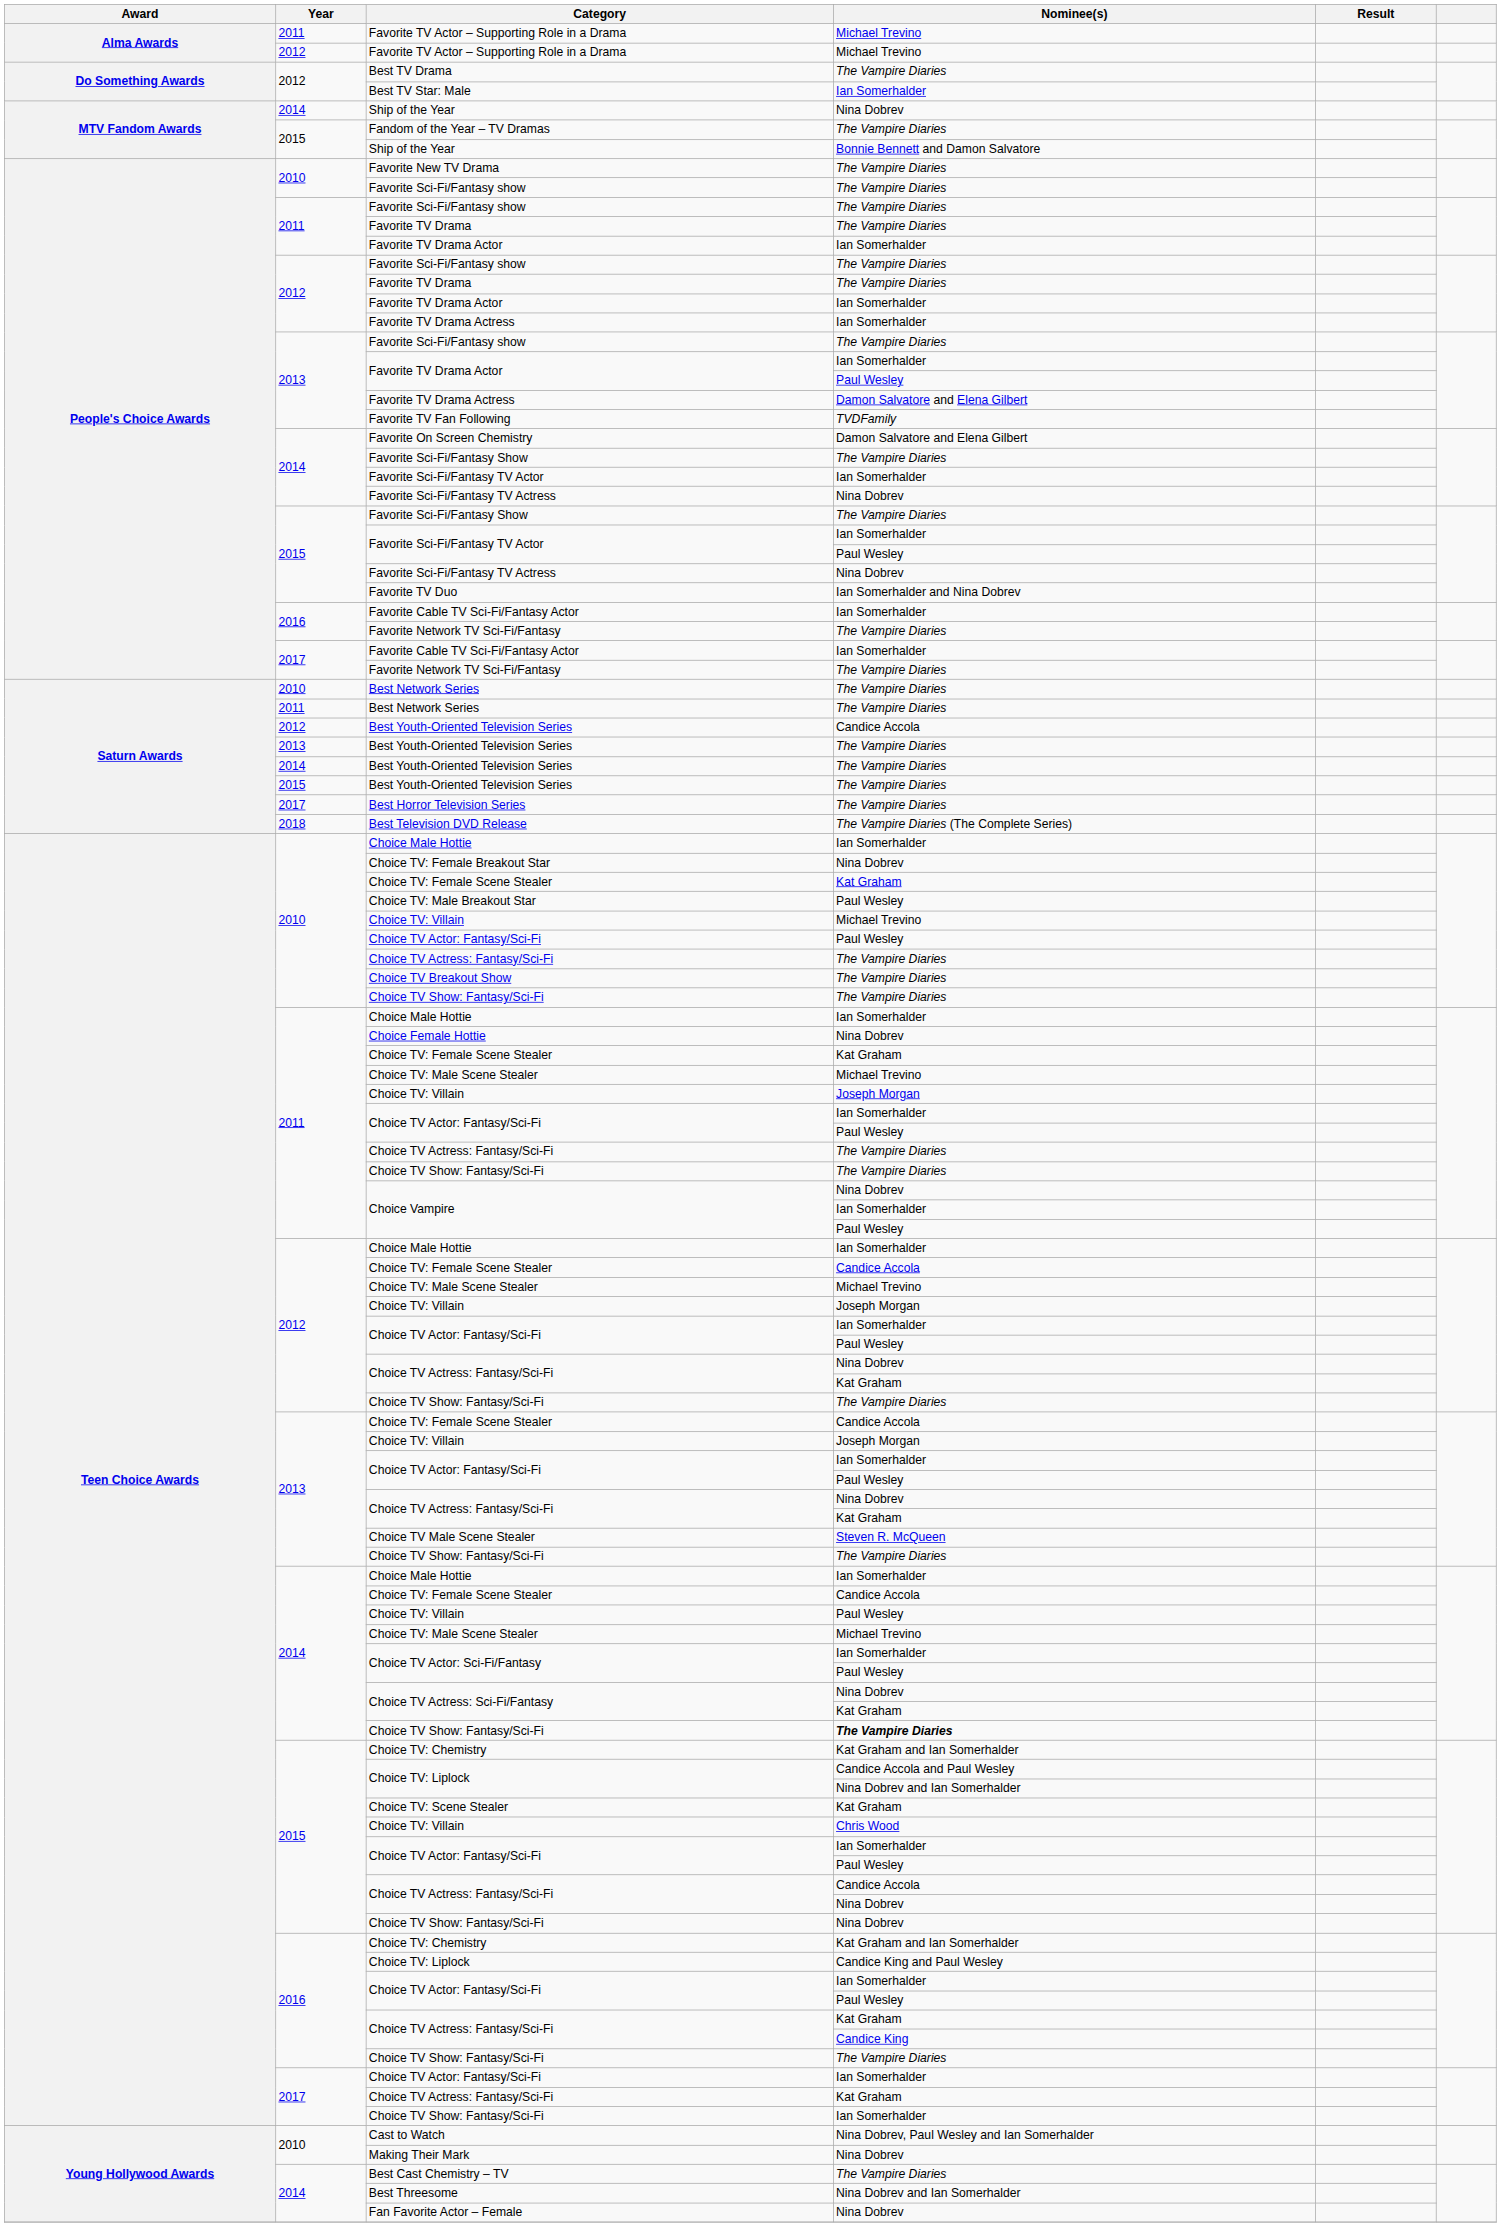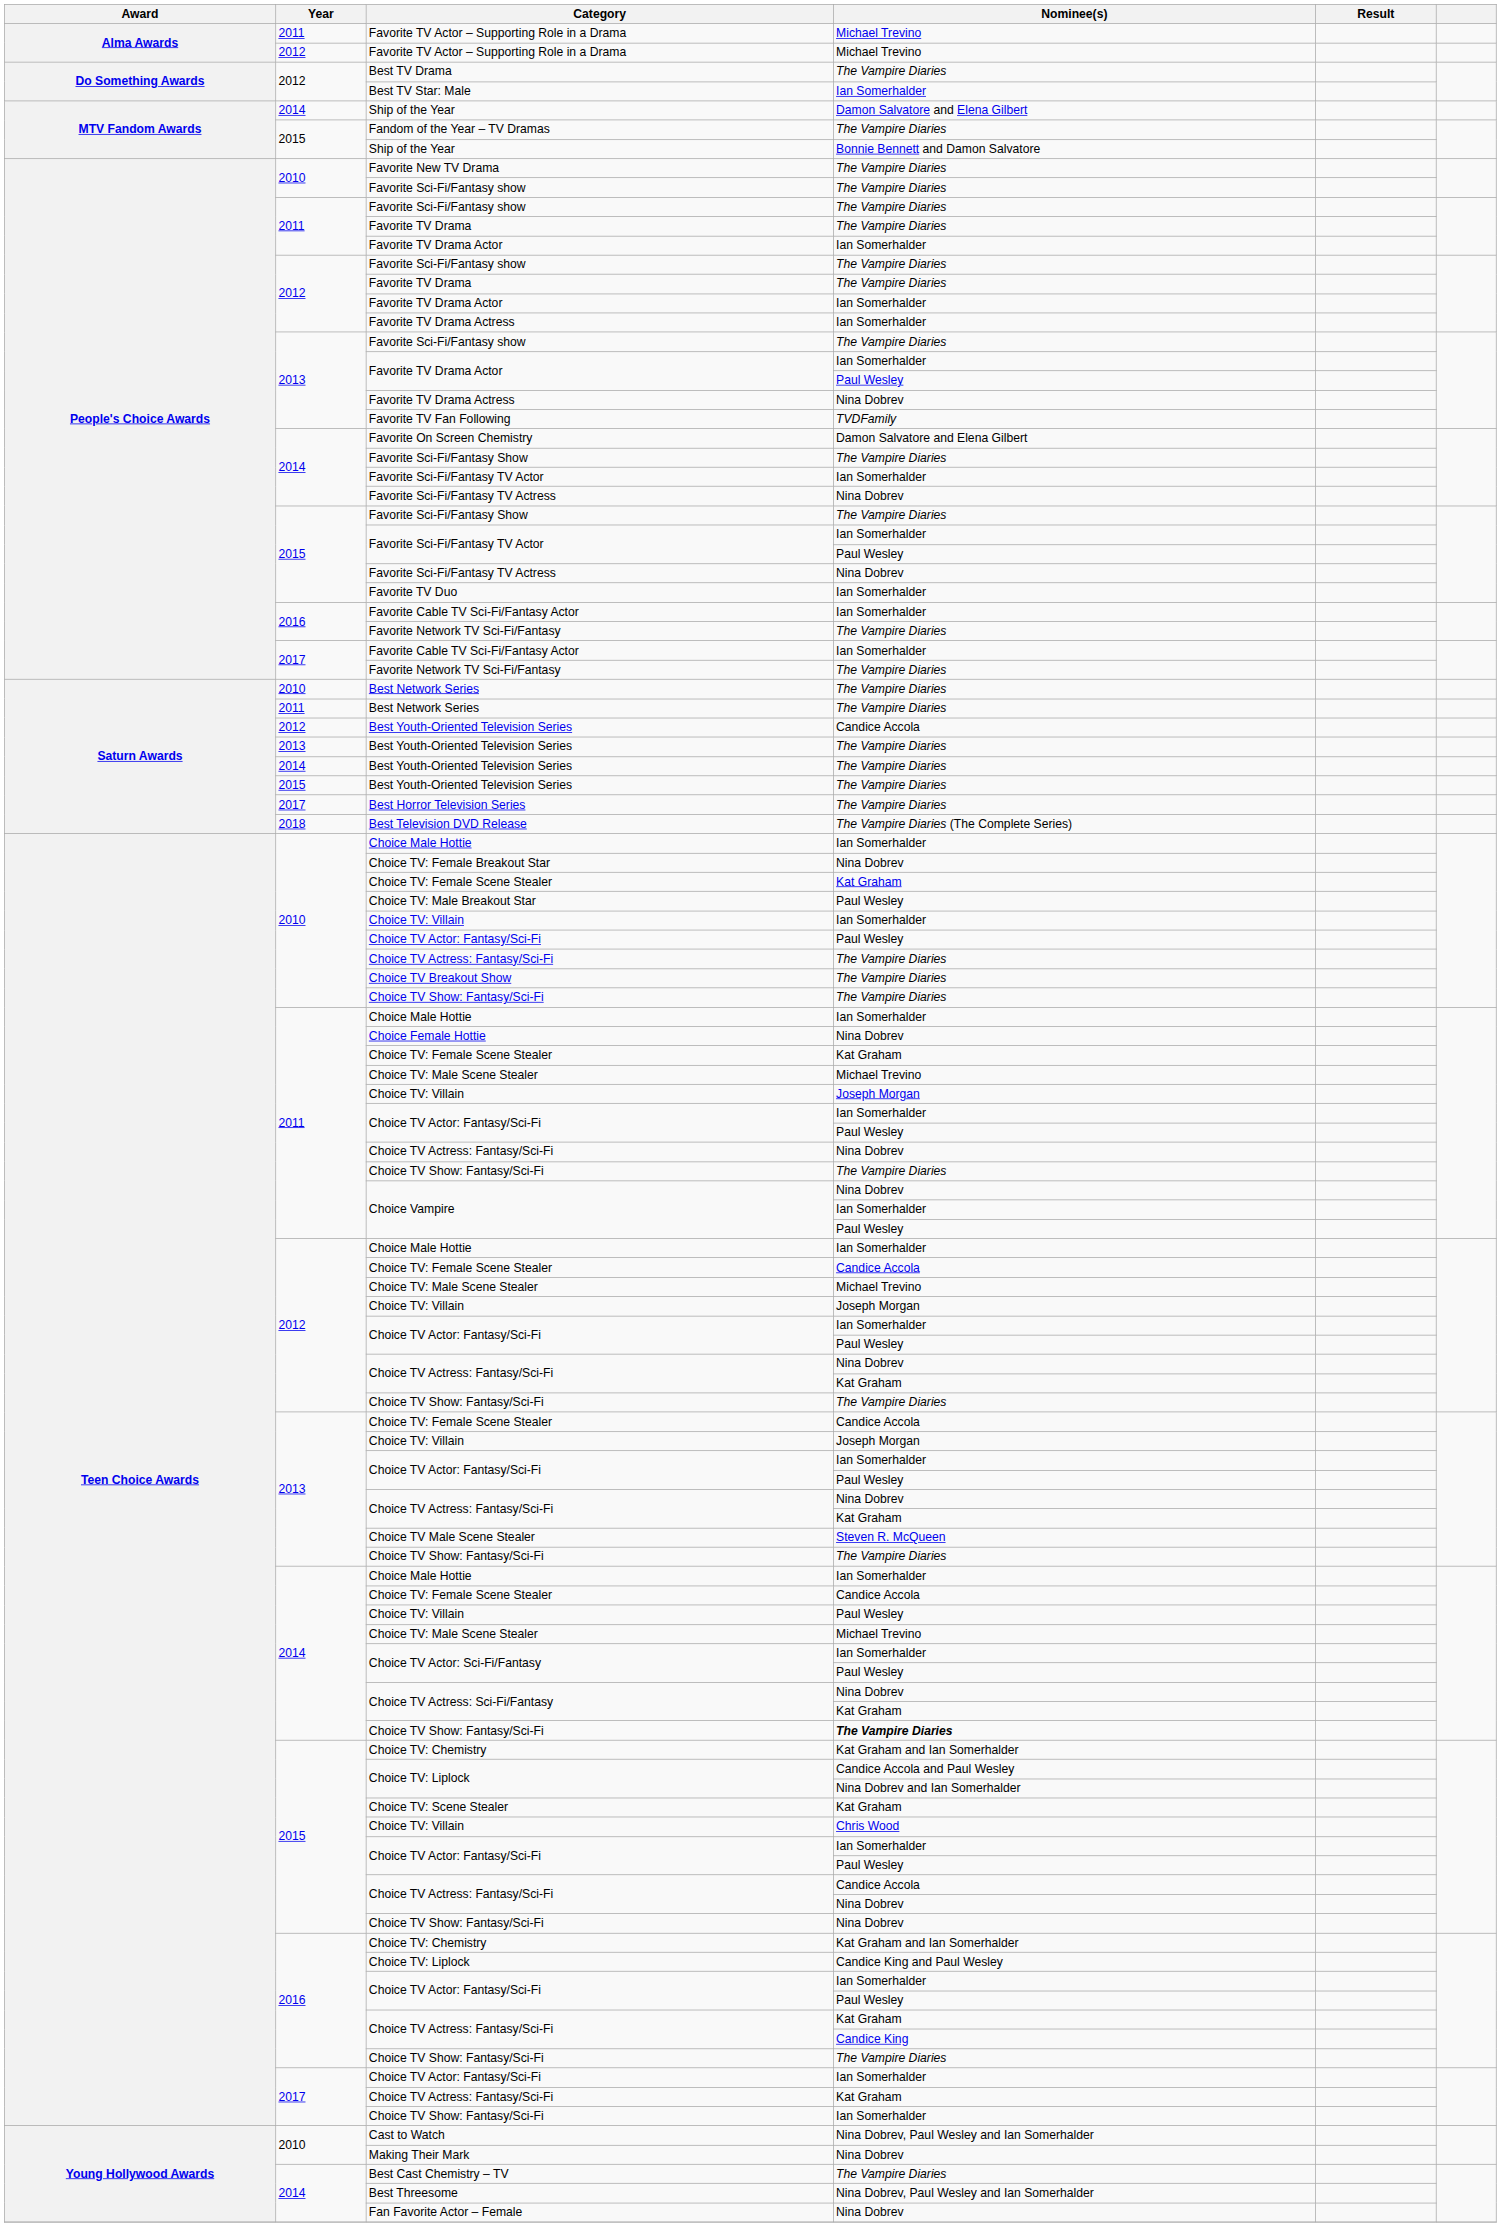(870, 110) Nina Dobrev -> (932, 110) Damon Salvatore and Elena Gilbert
(932, 399) Damon Salvatore and Elena Gilbert -> (870, 399) Nina Dobrev
(928, 592) Ian Somerhalder and Nina Dobrev -> (881, 592) Ian Somerhalder
(879, 920) Michael Trevino -> (881, 920) Ian Somerhalder
(891, 1151) The Vampire Diaries -> (870, 1151) Nina Dobrev
(928, 2193) Nina Dobrev and Ian Somerhalder -> (965, 2193) Nina Dobrev, Paul Wesley and Ian Somerhalder
